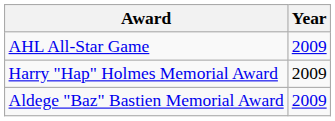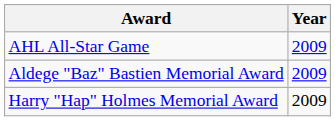rows swapped: (146, 101) <-> (143, 73)
